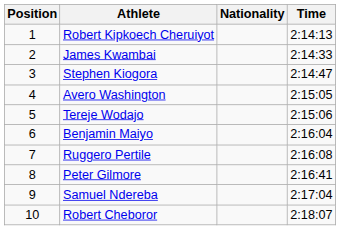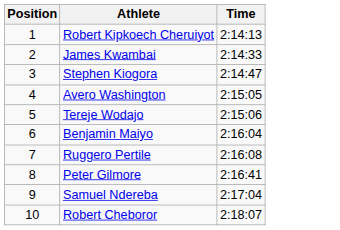- column: (252, 14)
